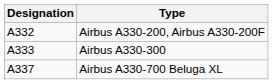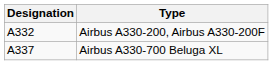- row: (122, 50)
